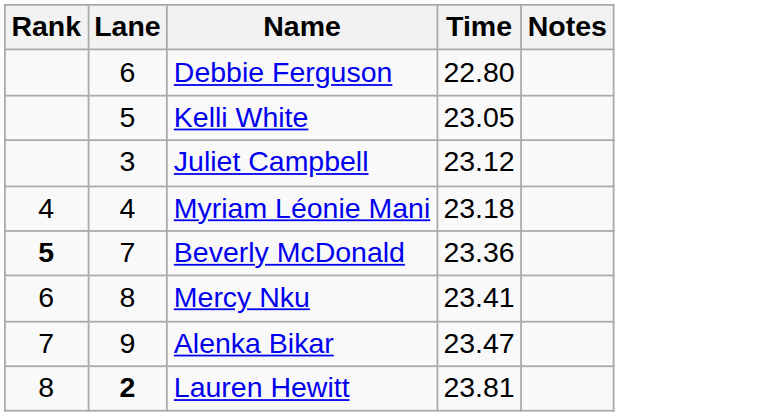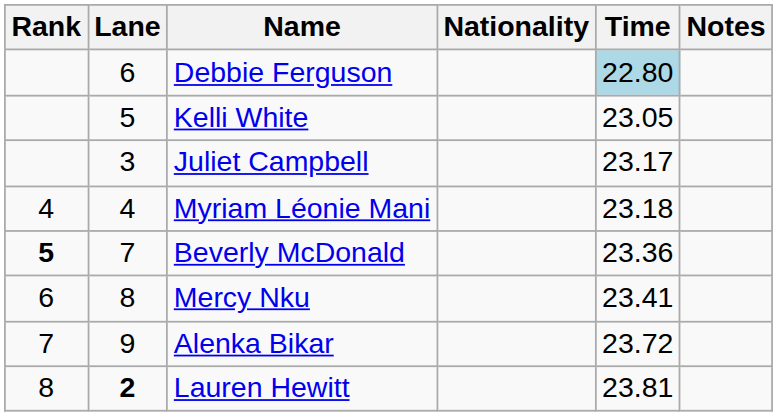+ column: (516, 27)
(479, 72) no background -> (638, 72) lightblue background
(479, 162) 23.12 -> (638, 162) 23.17
(479, 343) 23.47 -> (638, 343) 23.72
